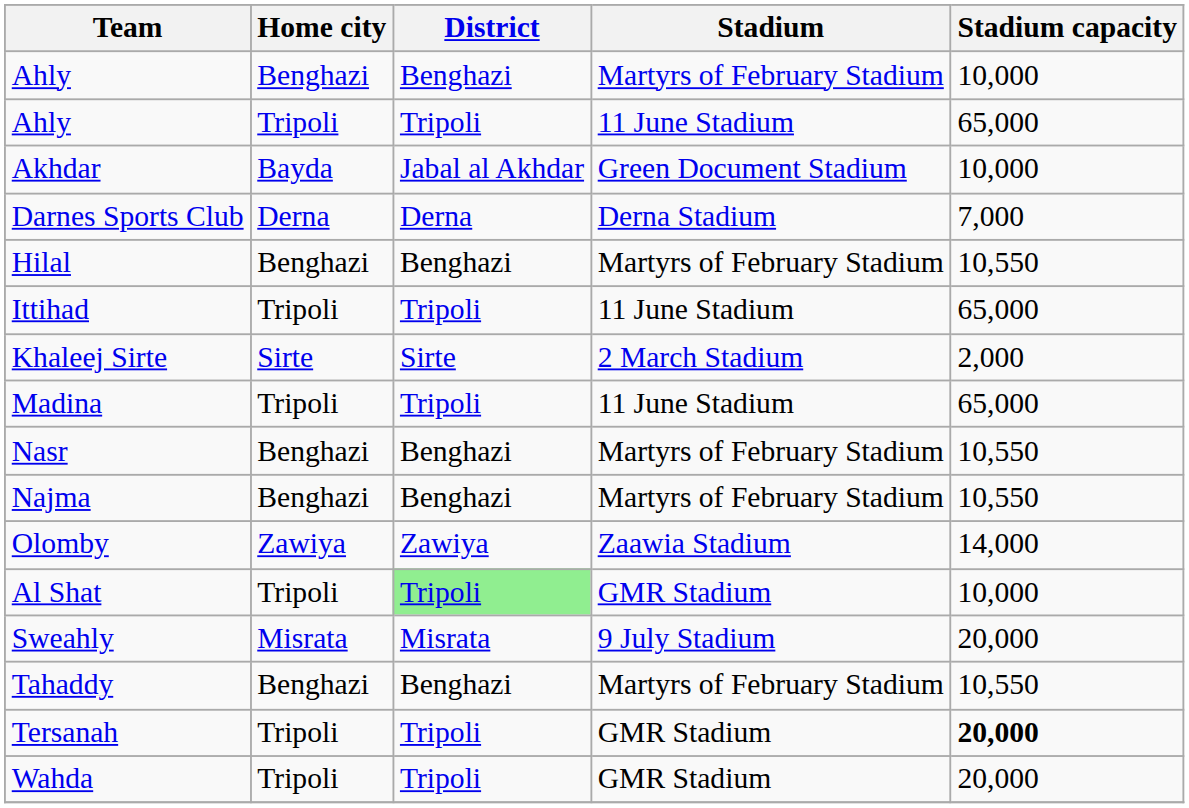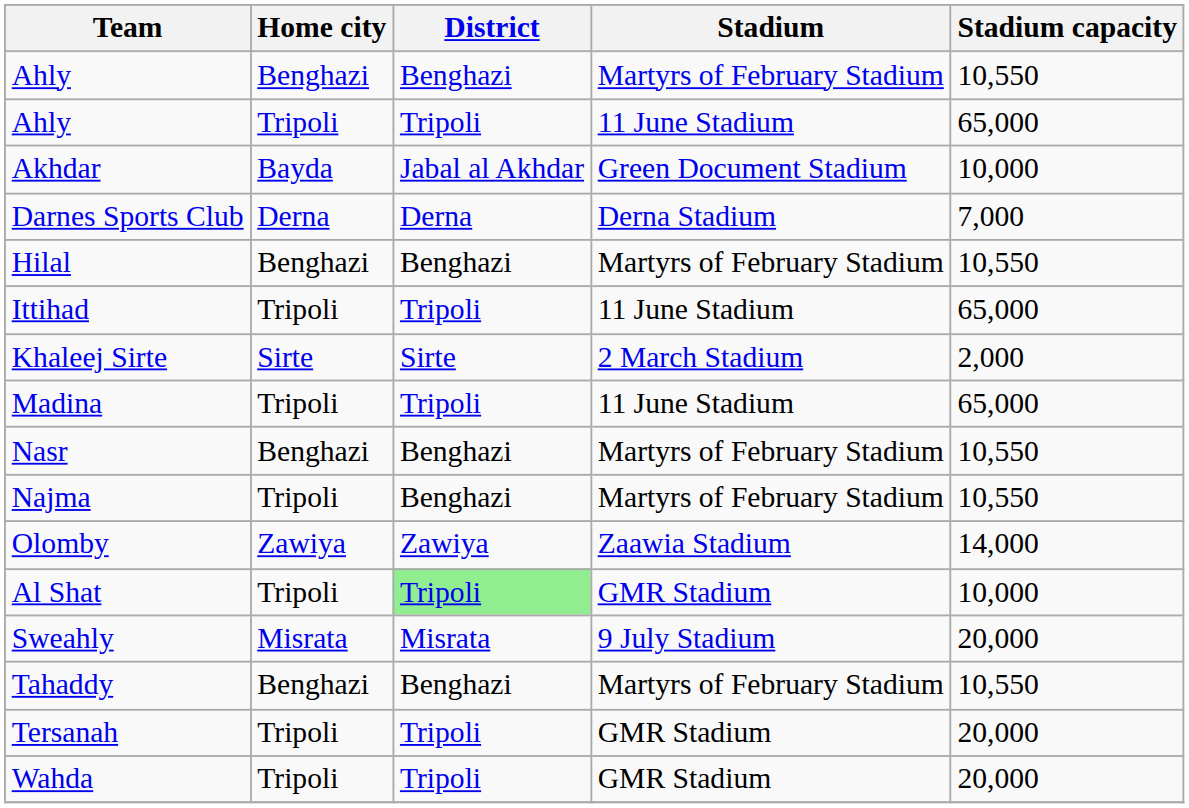(998, 74) 10,000 -> (998, 74) 10,550
(313, 497) Benghazi -> (298, 497) Tripoli
(998, 732) bold -> (998, 732) normal
